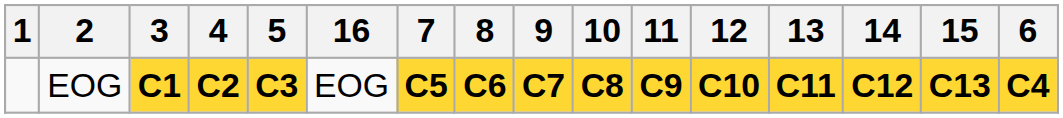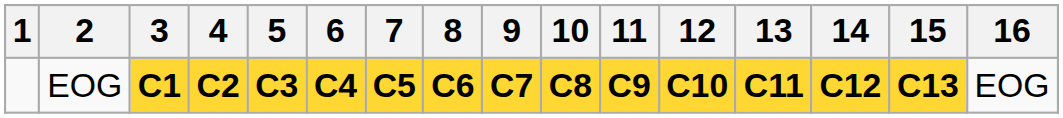columns swapped: (1028, 31) <-> (351, 31)
